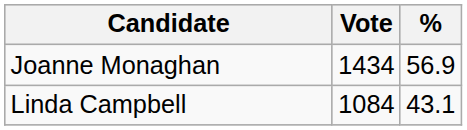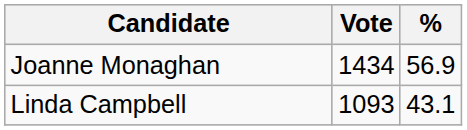(366, 104) 1084 -> (366, 104) 1093
